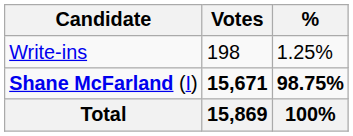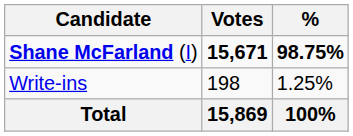rows swapped: (103, 83) <-> (48, 51)
